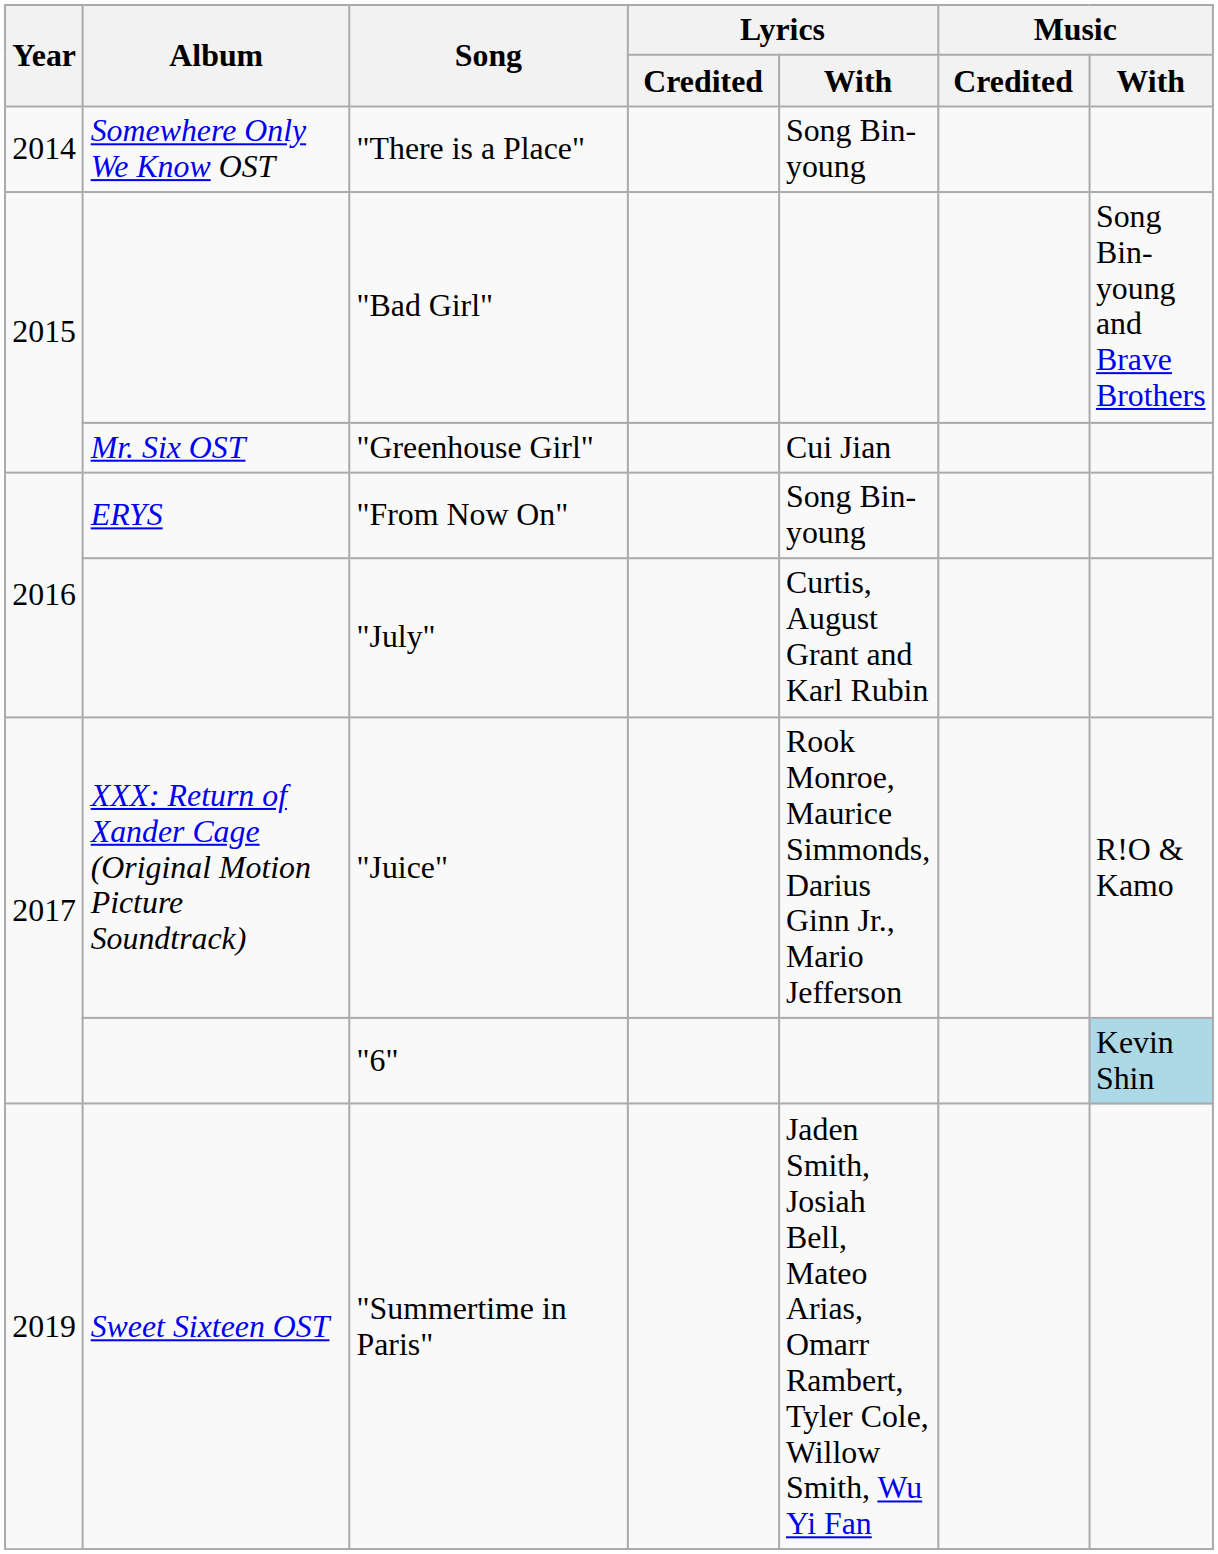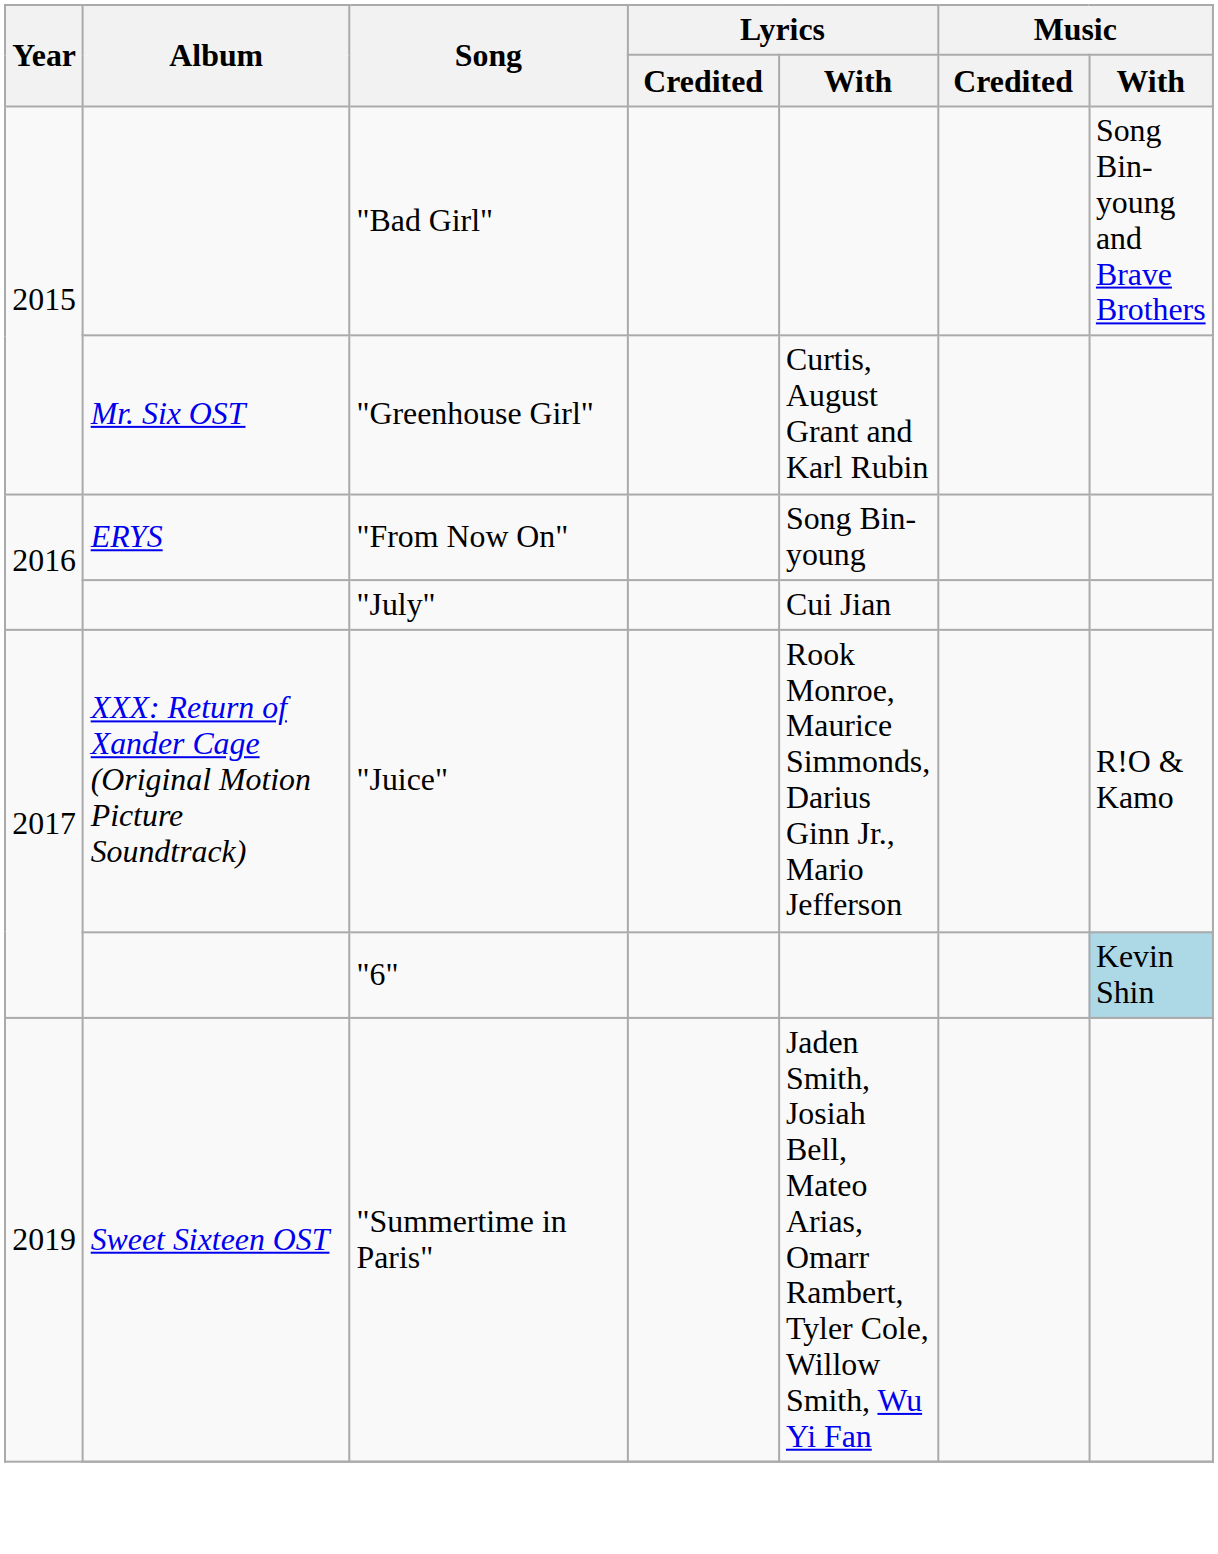- row: (471, 148)
(839, 446) Cui Jian -> (857, 414) Curtis, August Grant and Karl Rubin
(857, 637) Curtis, August Grant and Karl Rubin -> (839, 604) Cui Jian
